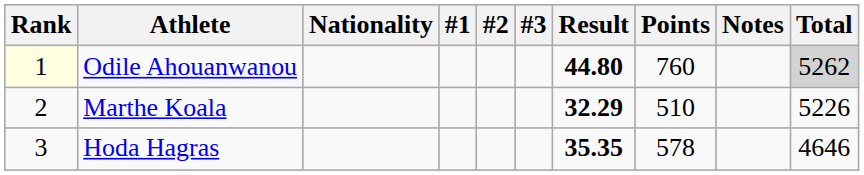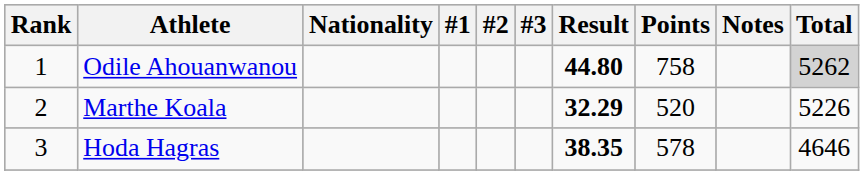(41, 66) lightyellow background -> (41, 66) no background
(675, 66) 760 -> (675, 66) 758
(675, 107) 510 -> (675, 107) 520
(594, 148) 35.35 -> (594, 148) 38.35
